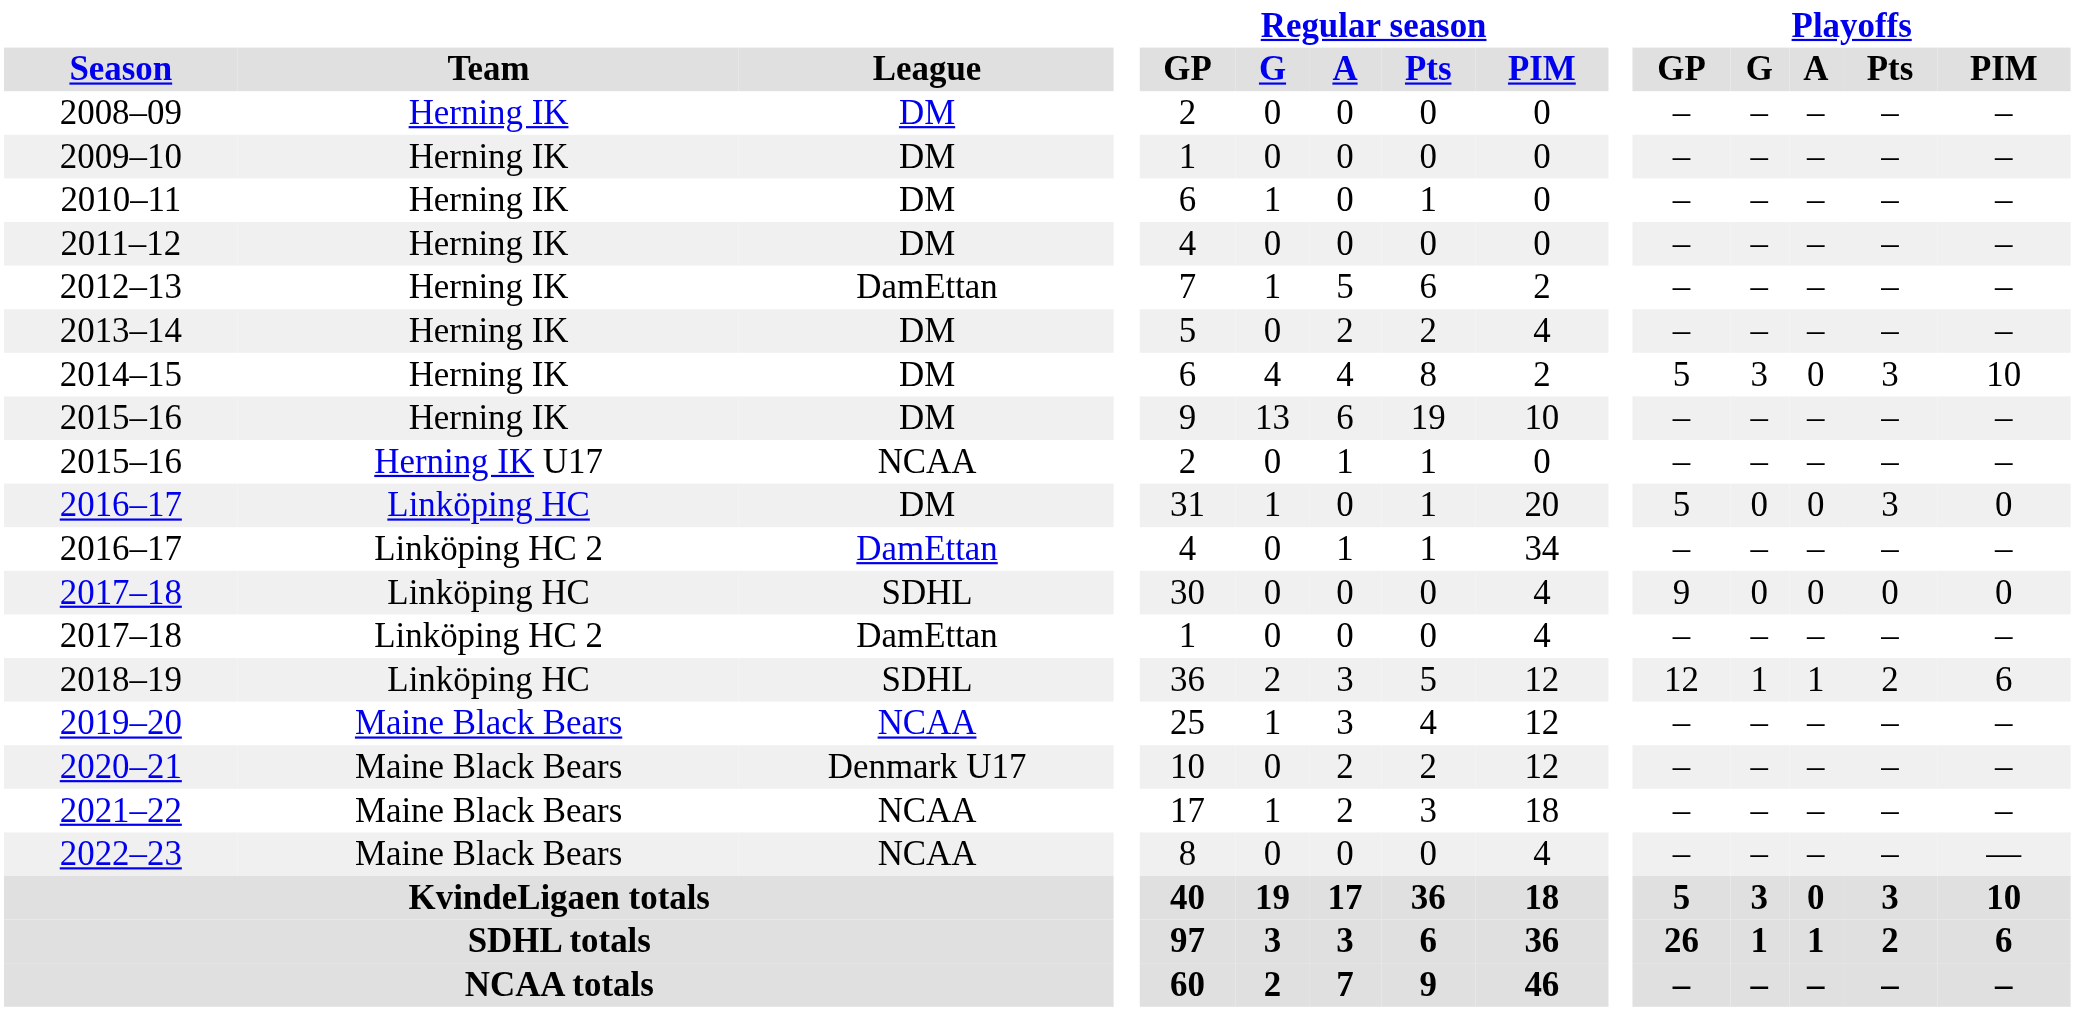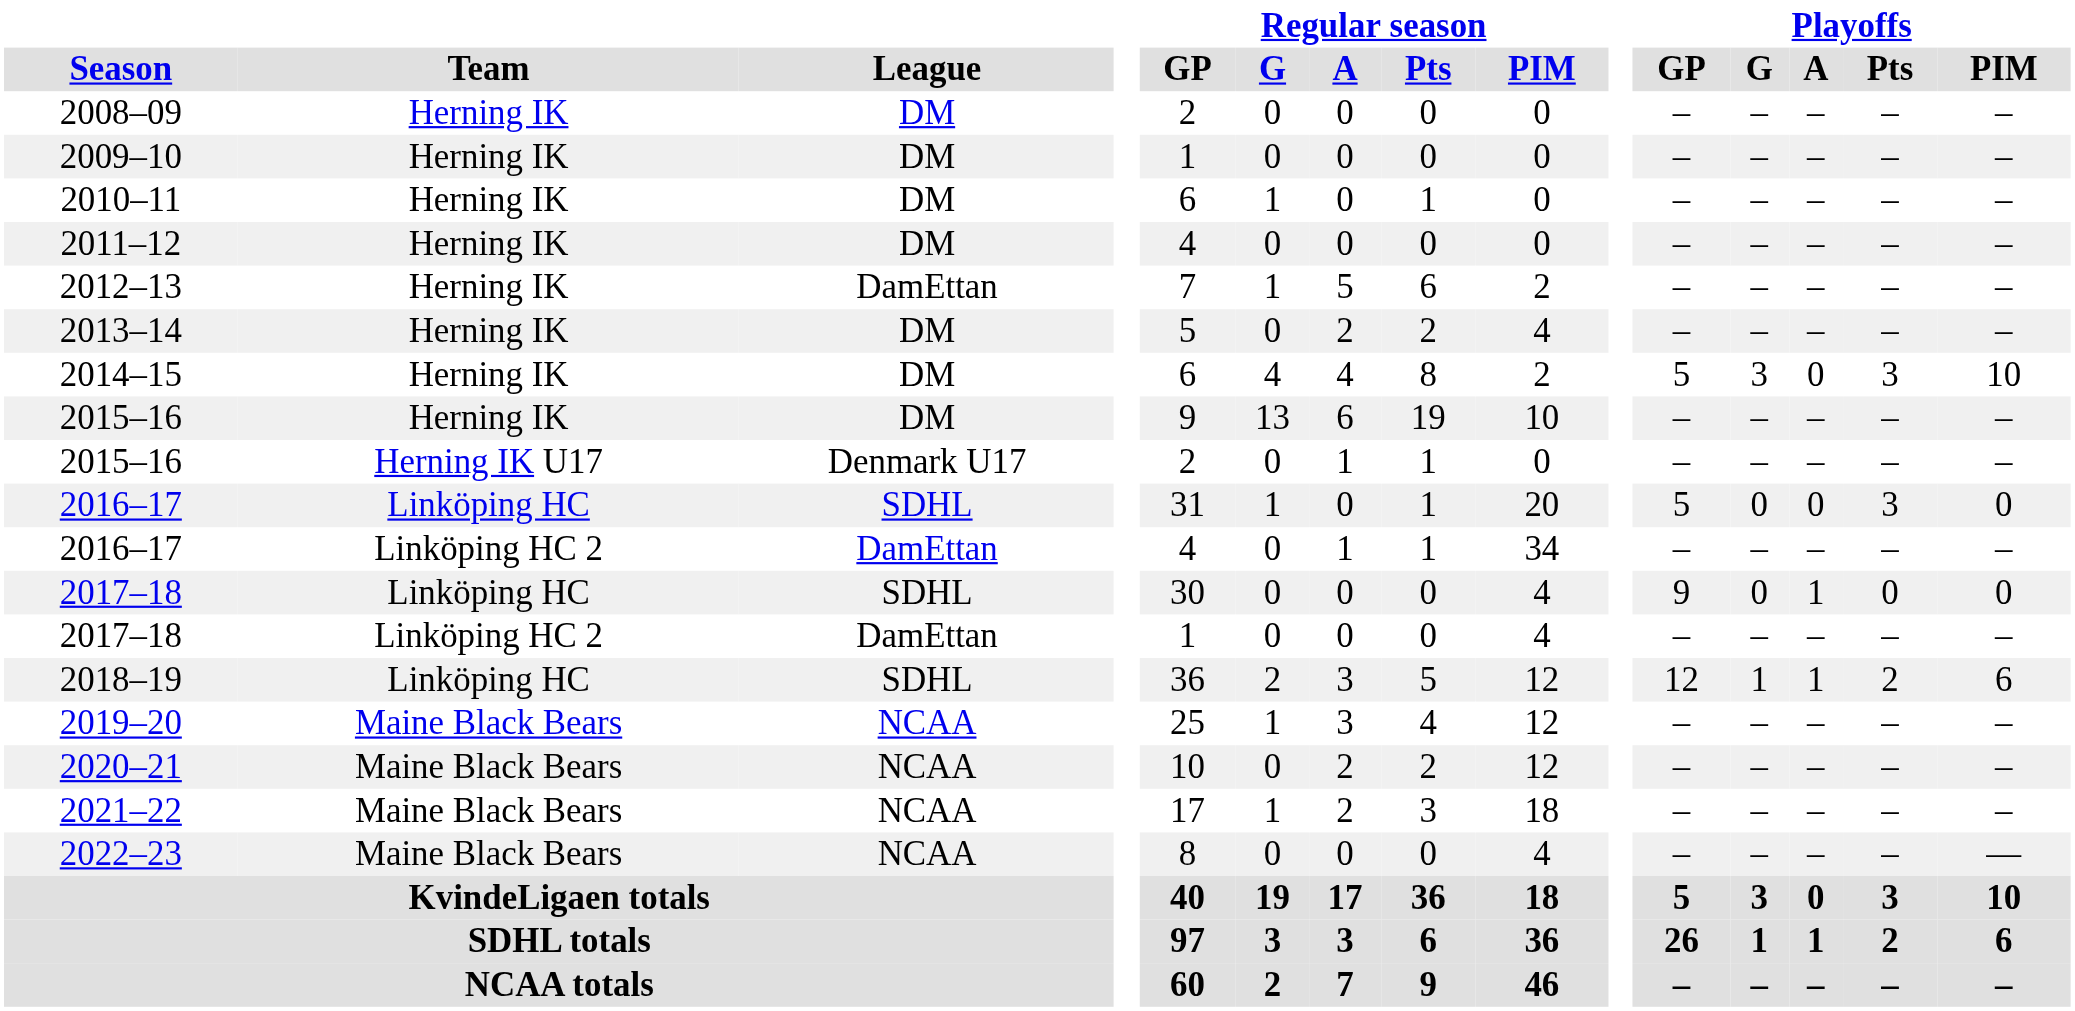(927, 461) NCAA -> (927, 461) Denmark U17
(927, 504) DM -> (927, 504) SDHL
(1816, 592) 0 -> (1816, 592) 1
(927, 766) Denmark U17 -> (927, 766) NCAA
